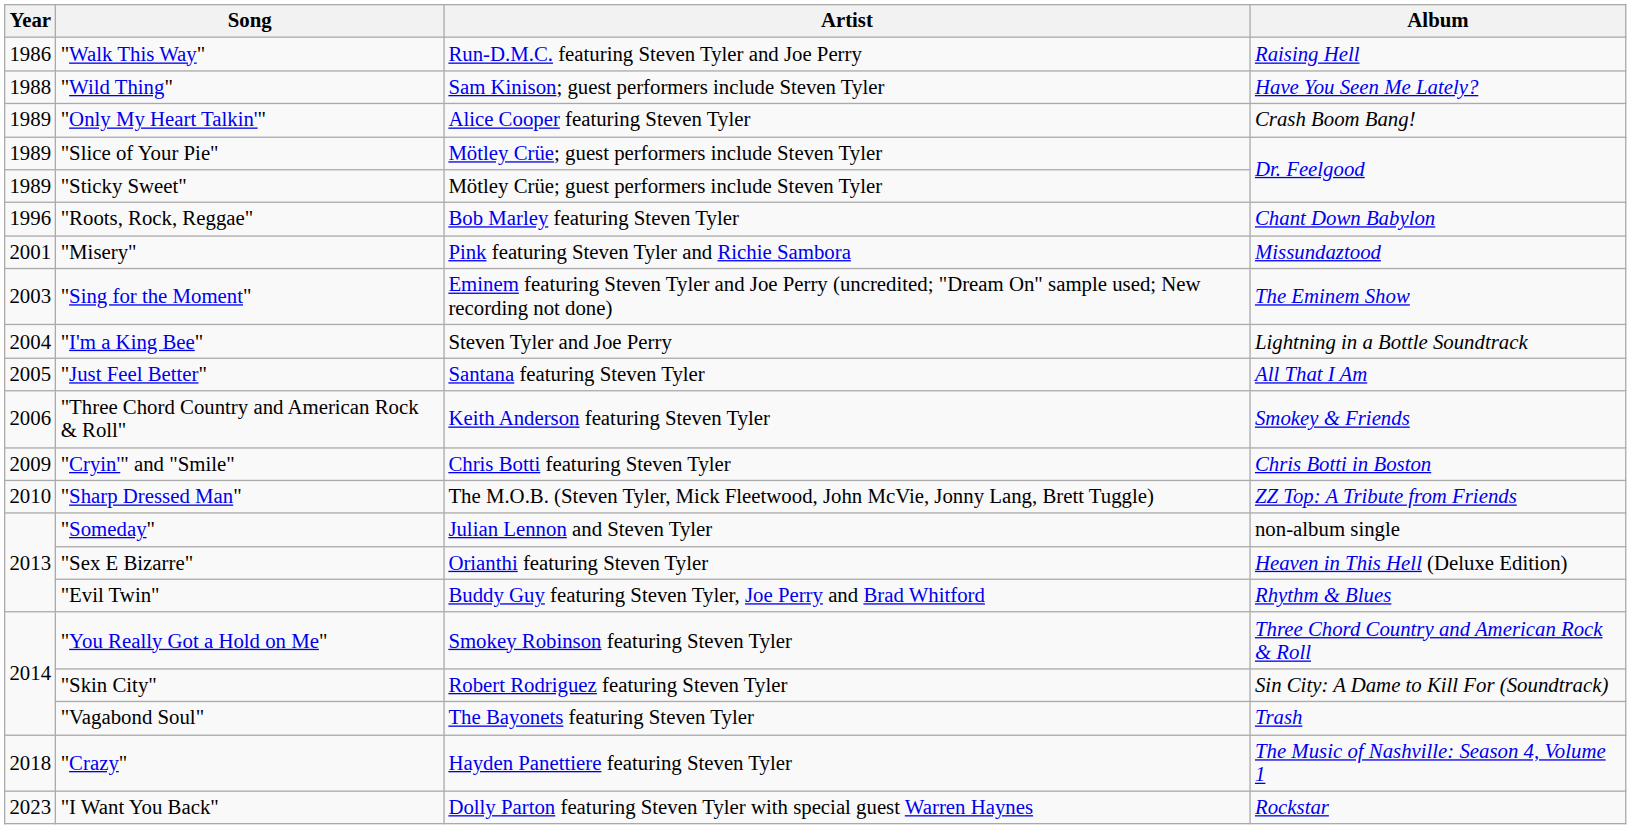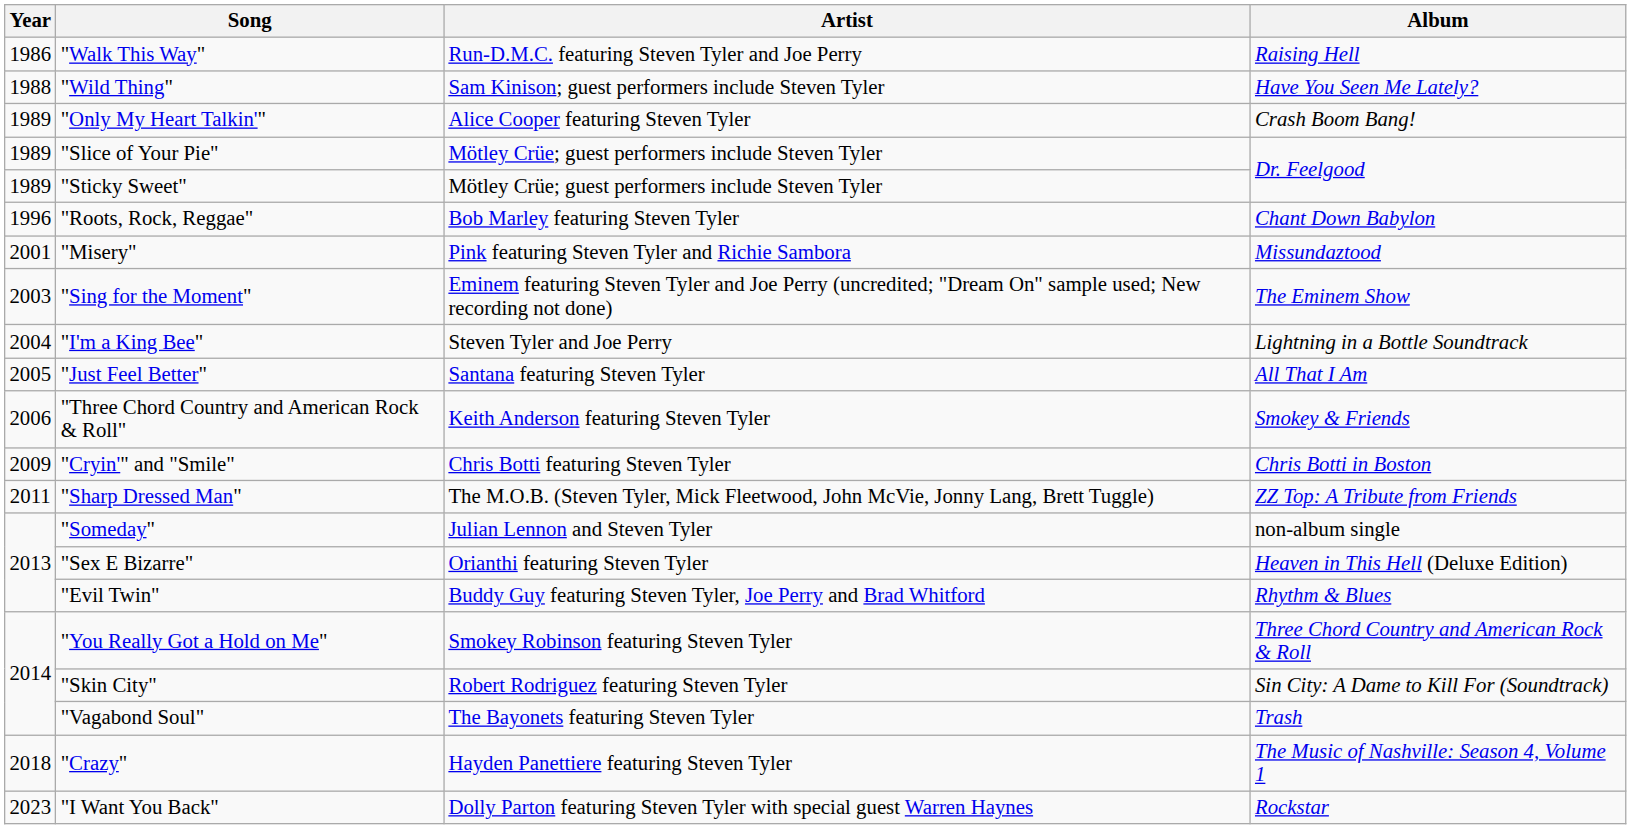(30, 496) 2010 -> (30, 496) 2011
